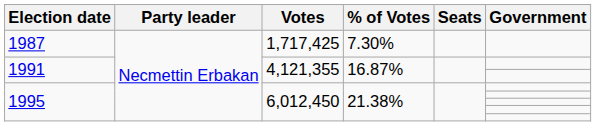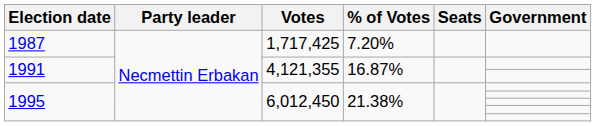(371, 43) 7.30% -> (371, 43) 7.20%
